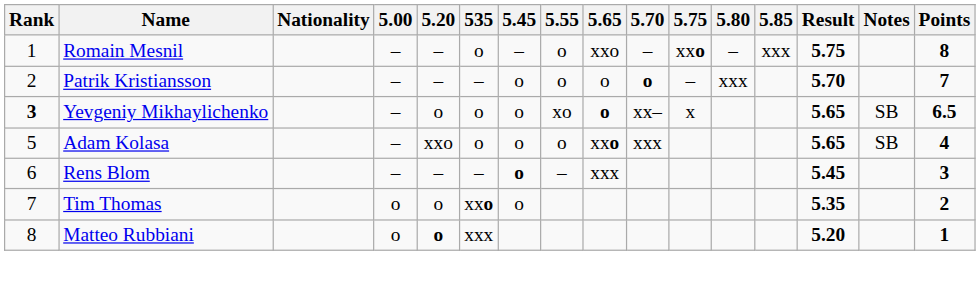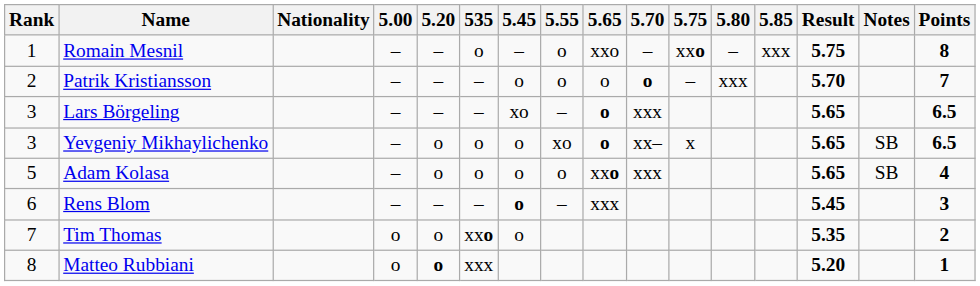+ row: (121, 111)
(32, 111) bold -> (32, 142) normal
(438, 142) xxo -> (438, 173) o
